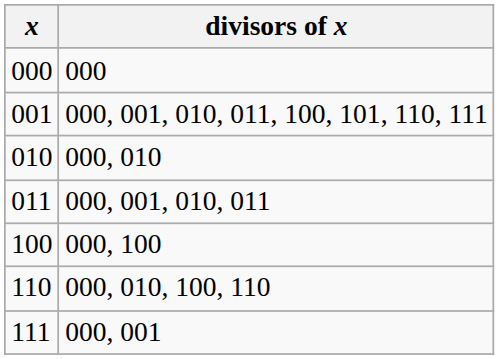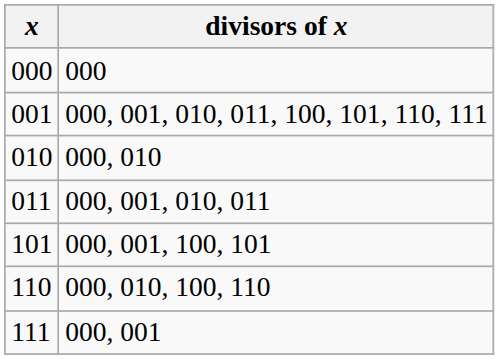- row: (32, 244)
+ row: (32, 244)
